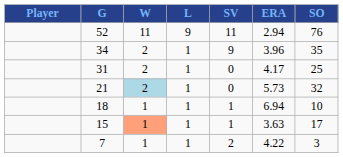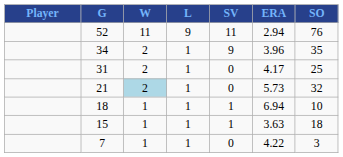(145, 124) lightsalmon background -> (145, 124) no background
(317, 124) 17 -> (317, 124) 18
(231, 143) 2 -> (231, 143) 0
